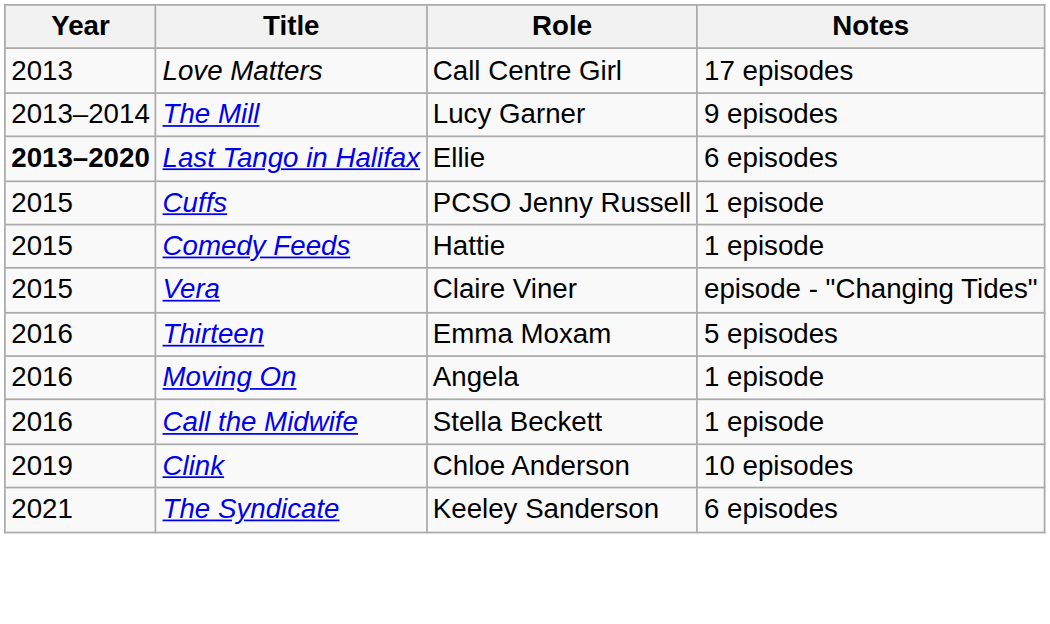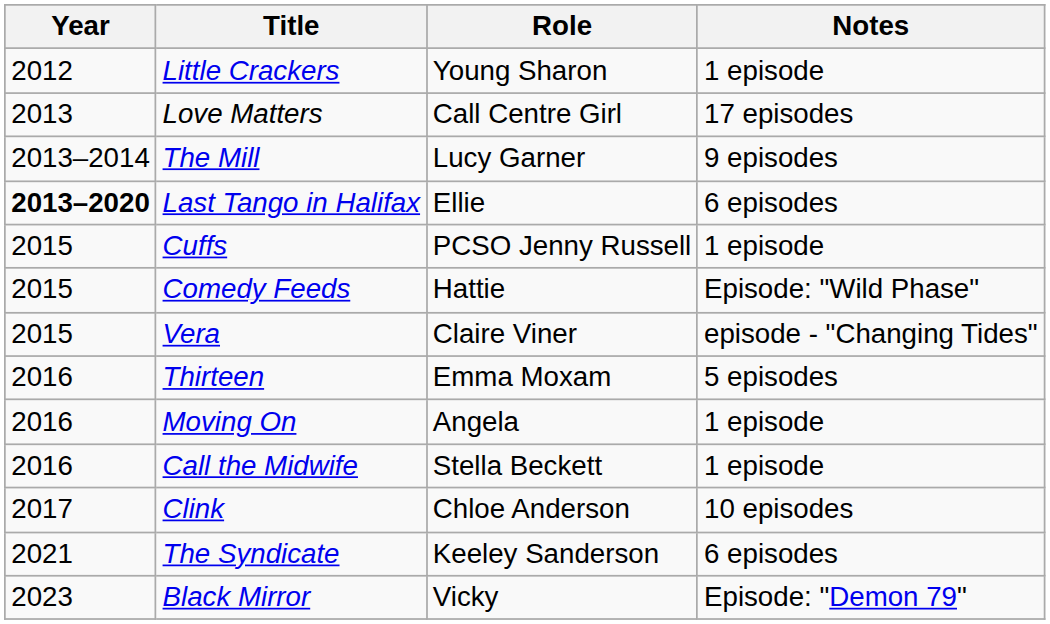+ row: (251, 70)
(764, 245) 1 episode -> (842, 289) Episode: "Wild Phase"
(42, 465) 2019 -> (42, 509) 2017
+ row: (236, 597)
